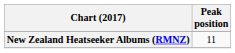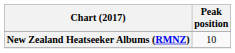(211, 39) 11 -> (211, 39) 10
